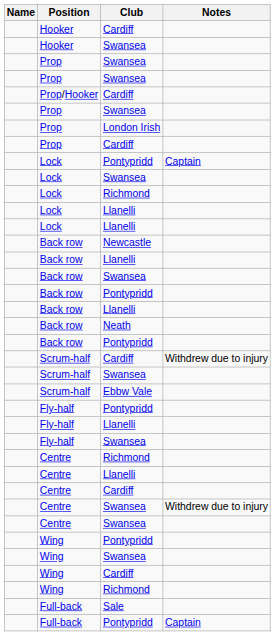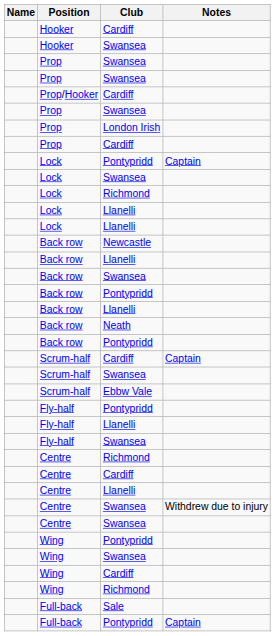(217, 359) Withdrew due to injury -> (183, 359) Captain
rows swapped: (55, 474) <-> (55, 491)
